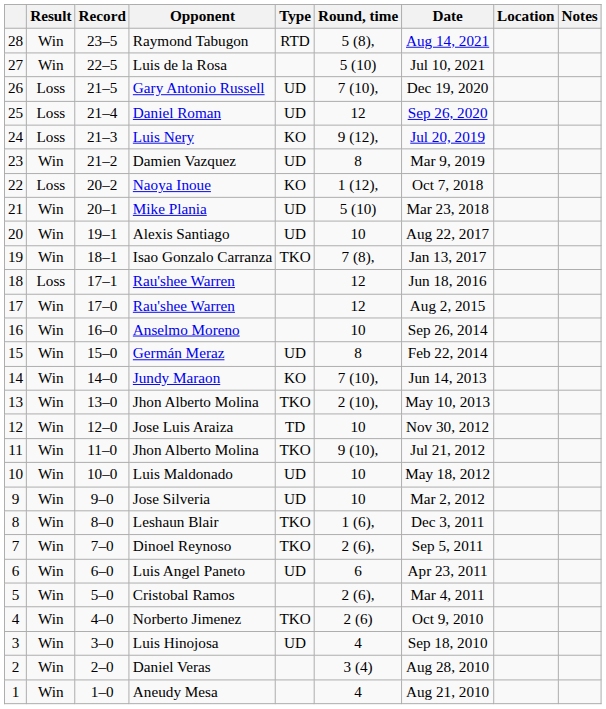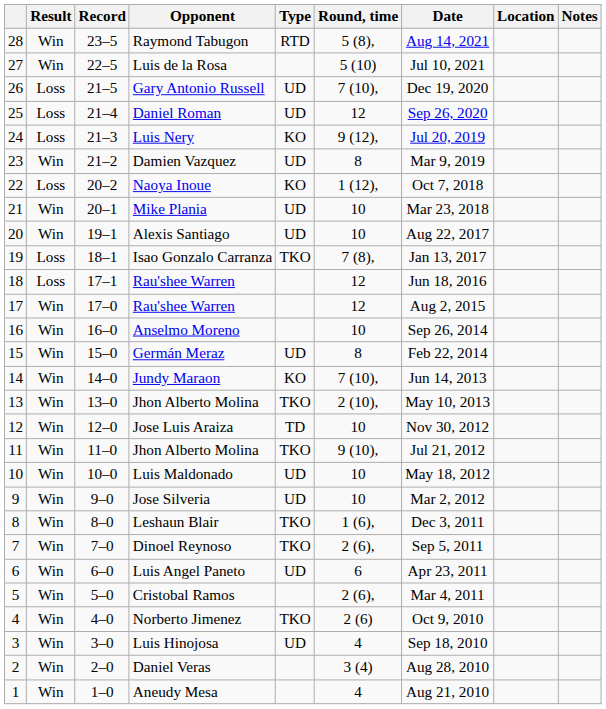(358, 209) 5 (10) -> (358, 209) 10
(51, 257) Win -> (51, 257) Loss
